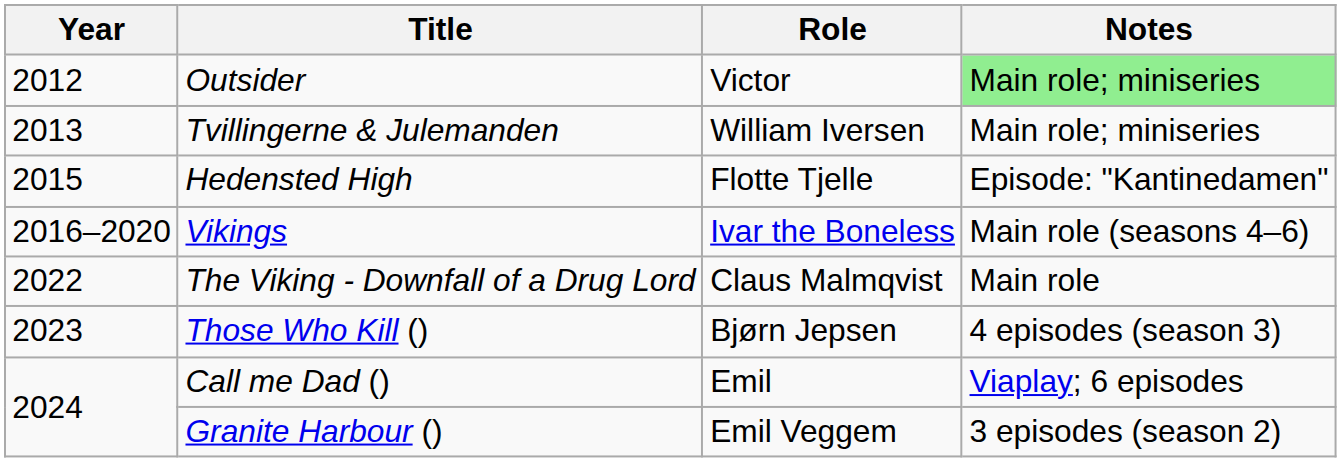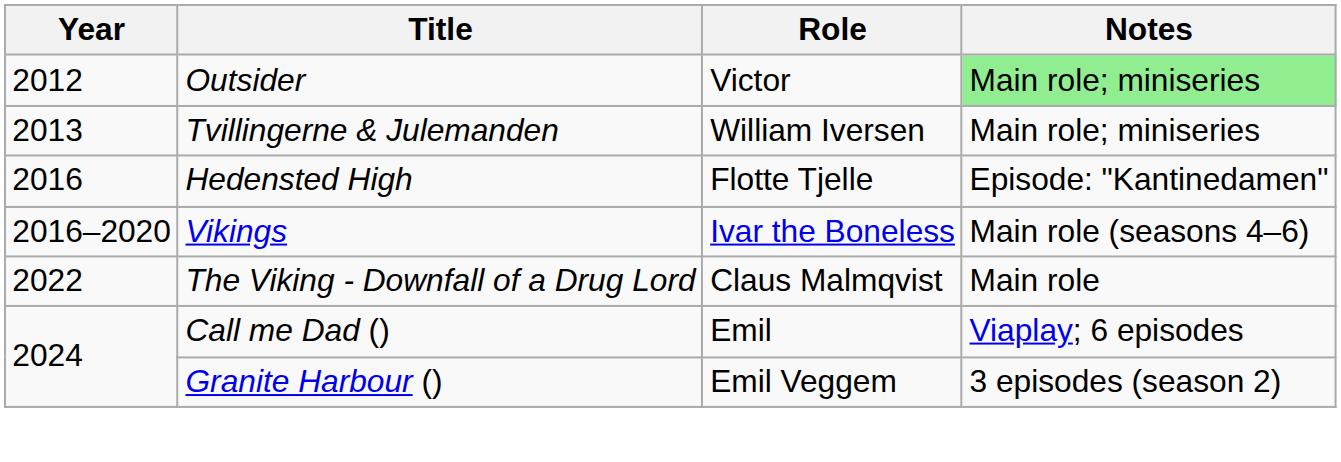(48, 180) 2015 -> (48, 180) 2016
- row: (307, 331)
